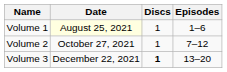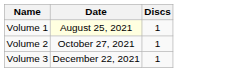- column: (197, 12)
(157, 59) bold -> (157, 59) normal
